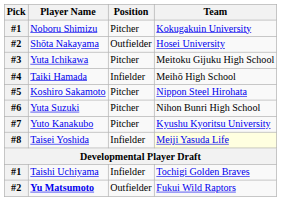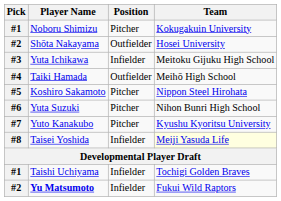(125, 60) Pitcher -> (128, 60) Infielder
(128, 76) Infielder -> (131, 76) Outfielder
(131, 188) Outfielder -> (128, 188) Infielder
